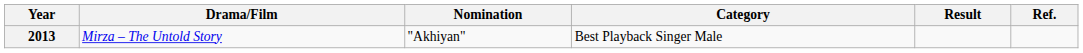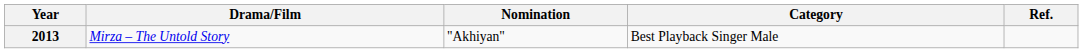- column: (963, 15)
